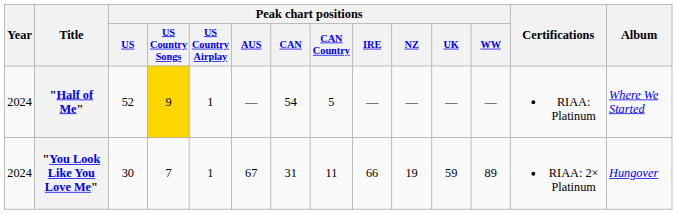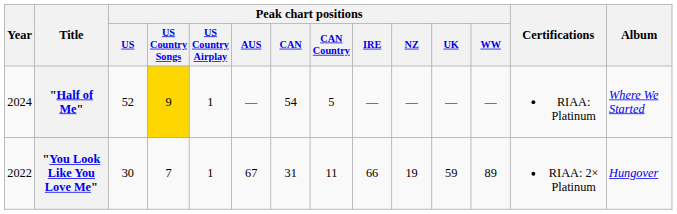(20, 173) 2024 -> (20, 173) 2022
